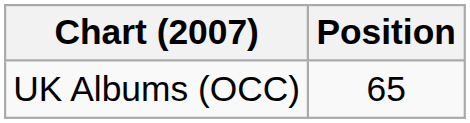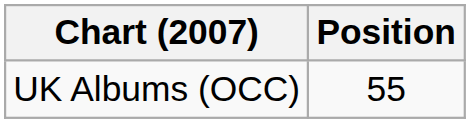(386, 88) 65 -> (386, 88) 55
